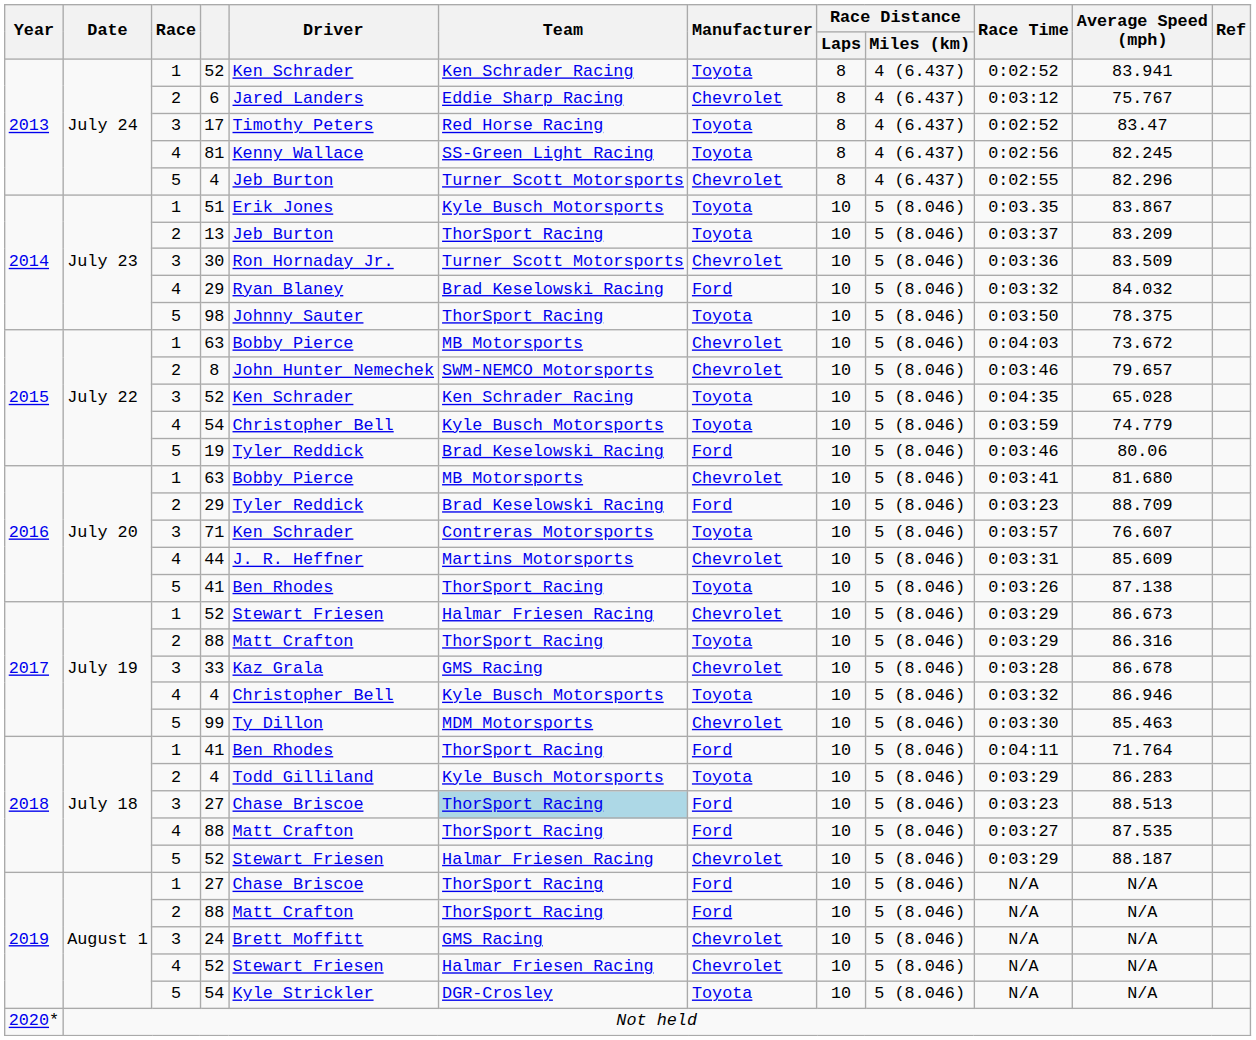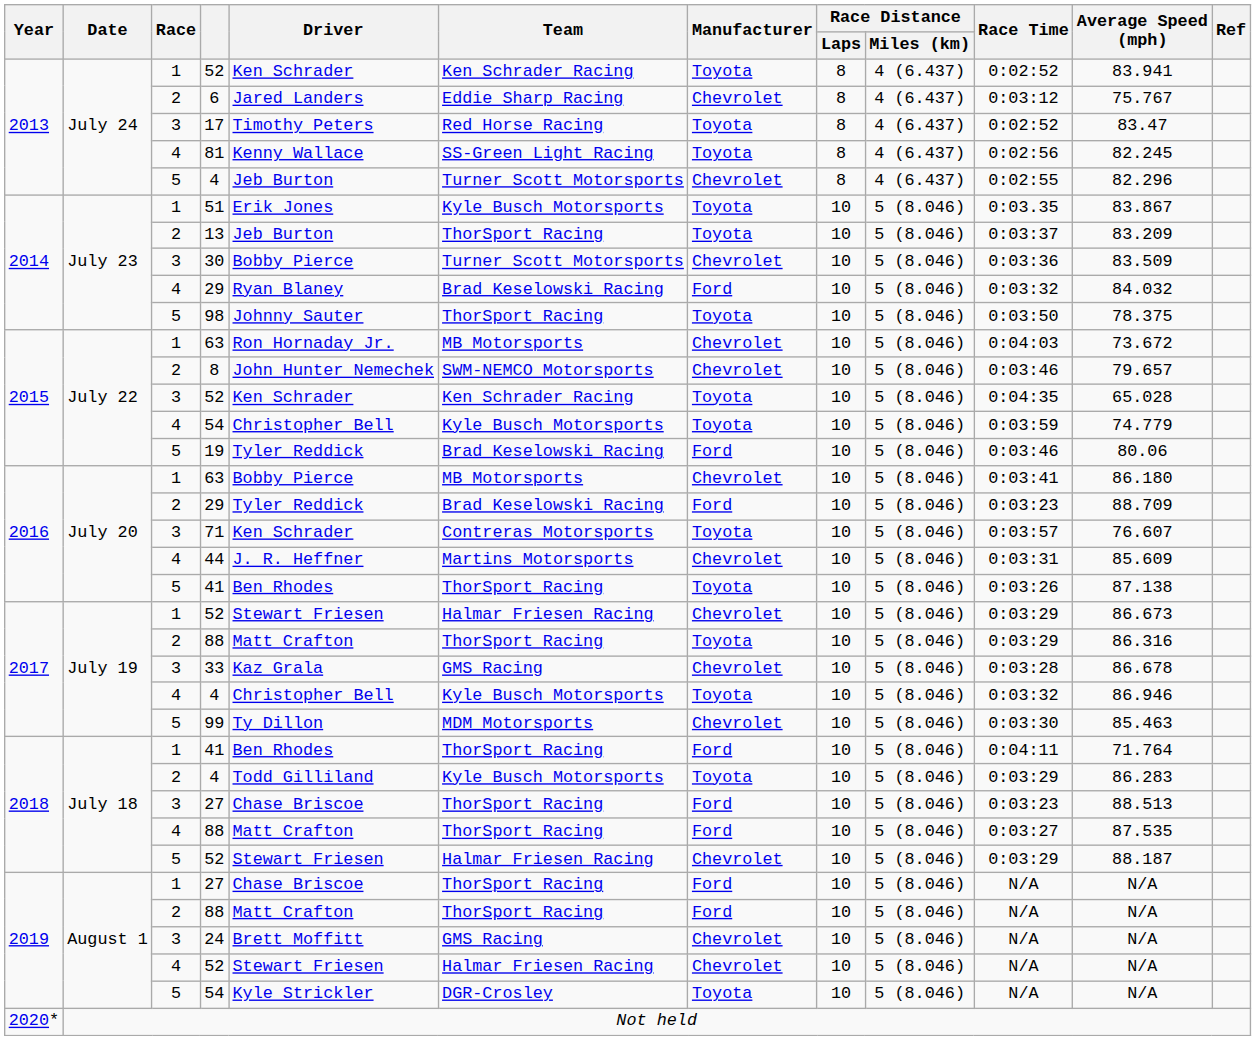(313, 263) Ron Hornaday Jr. -> (293, 263) Bobby Pierce
(293, 344) Bobby Pierce -> (313, 344) Ron Hornaday Jr.
(1142, 480) 81.680 -> (1142, 480) 86.180
(523, 805) lightblue background -> (523, 805) no background
